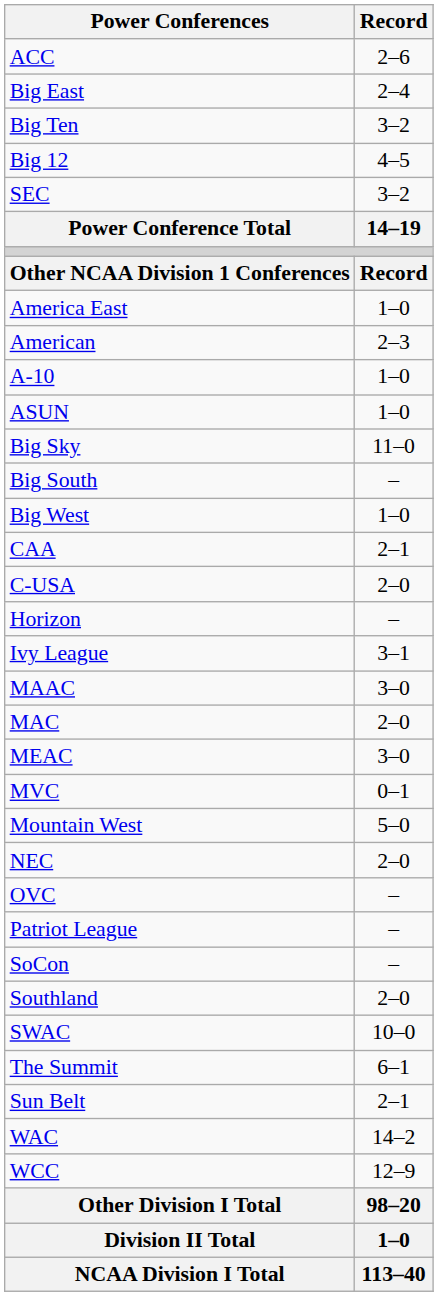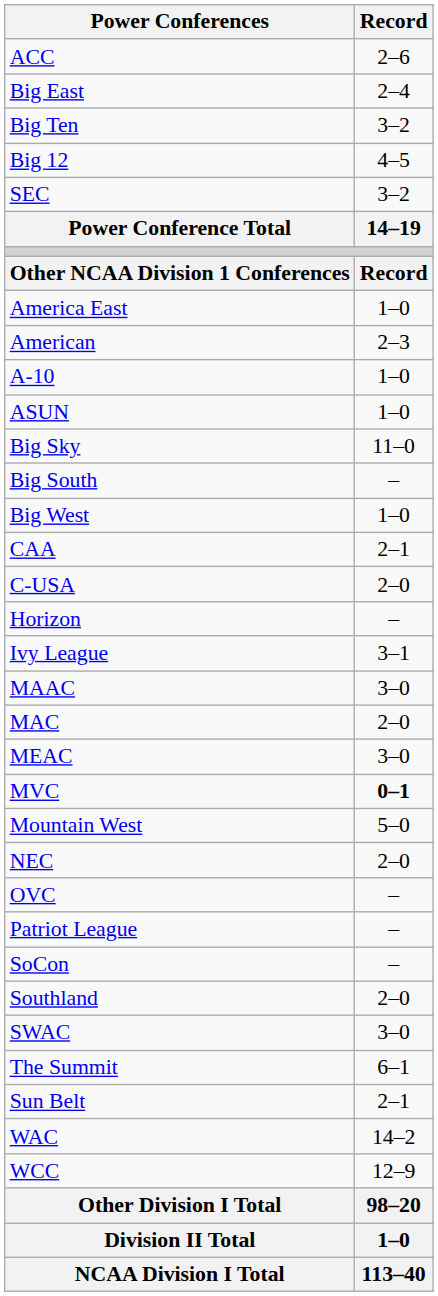(394, 791) normal -> (394, 791) bold
(394, 1032) 10–0 -> (394, 1032) 3–0
